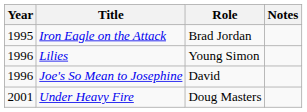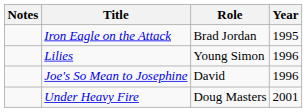columns swapped: (20, 14) <-> (283, 14)
